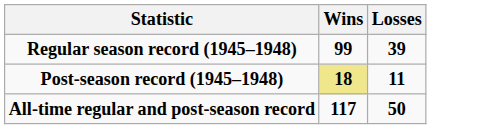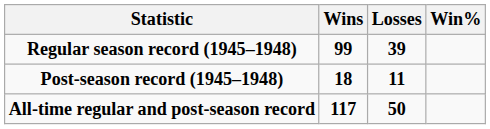+ column: (456, 19)
(343, 79) khaki background -> (343, 79) no background
